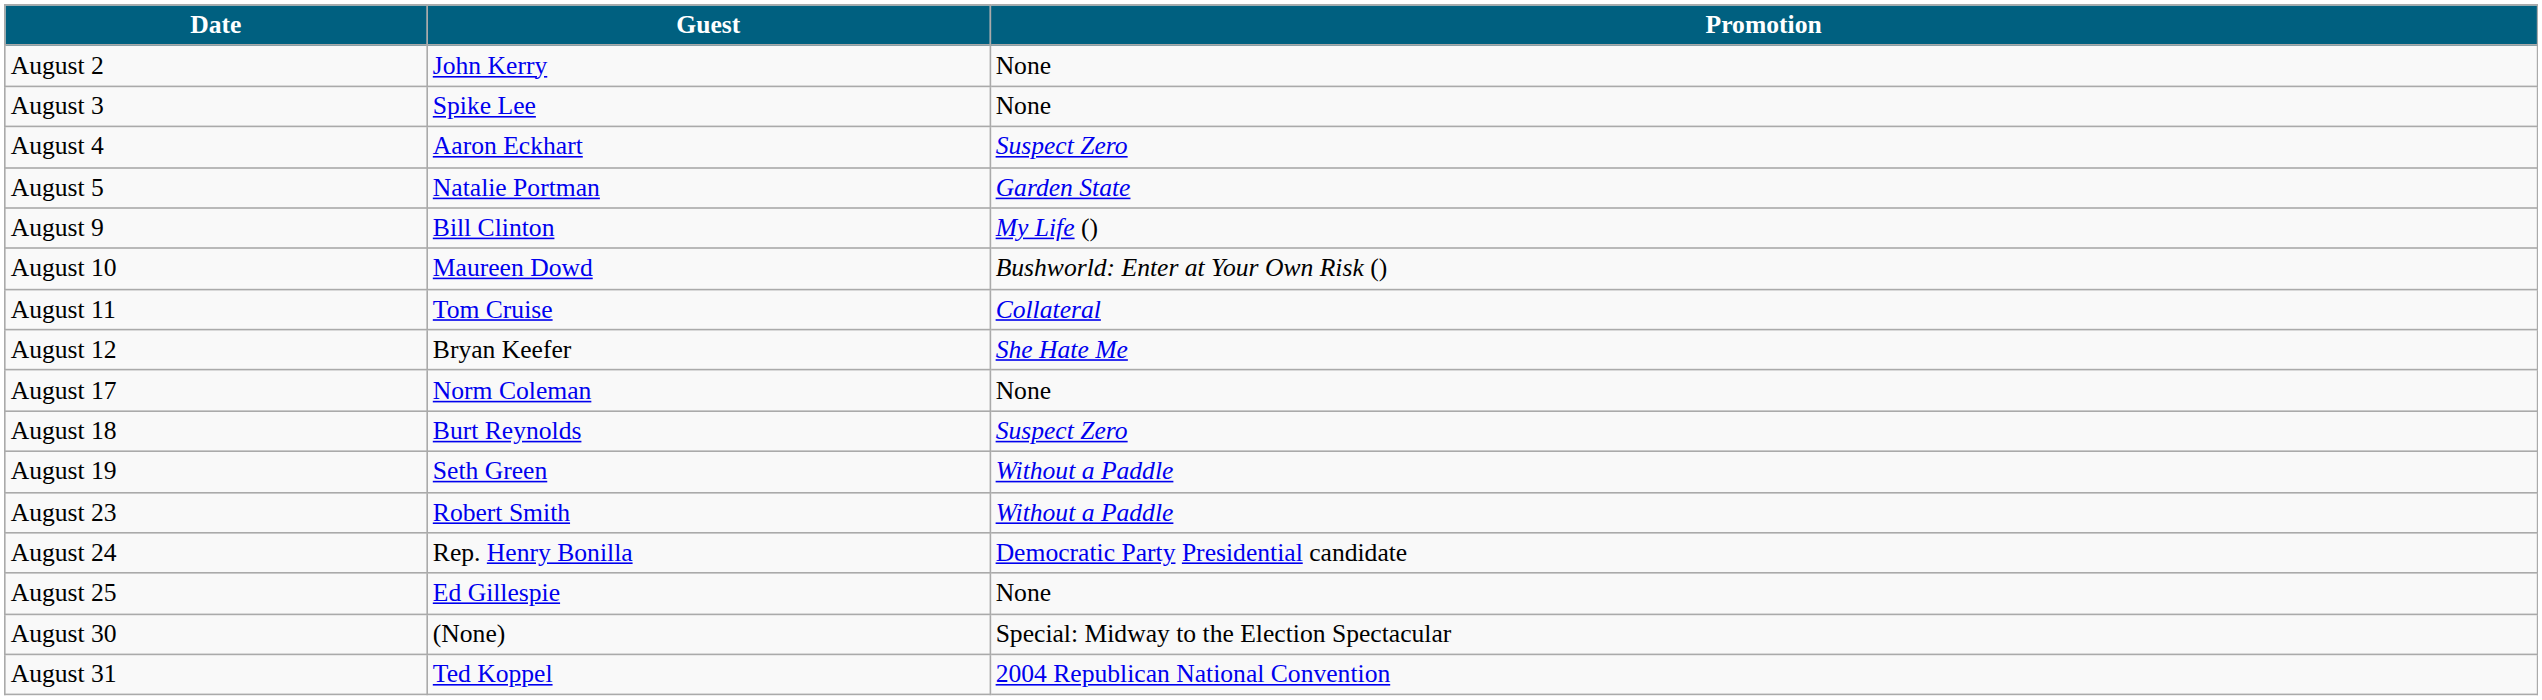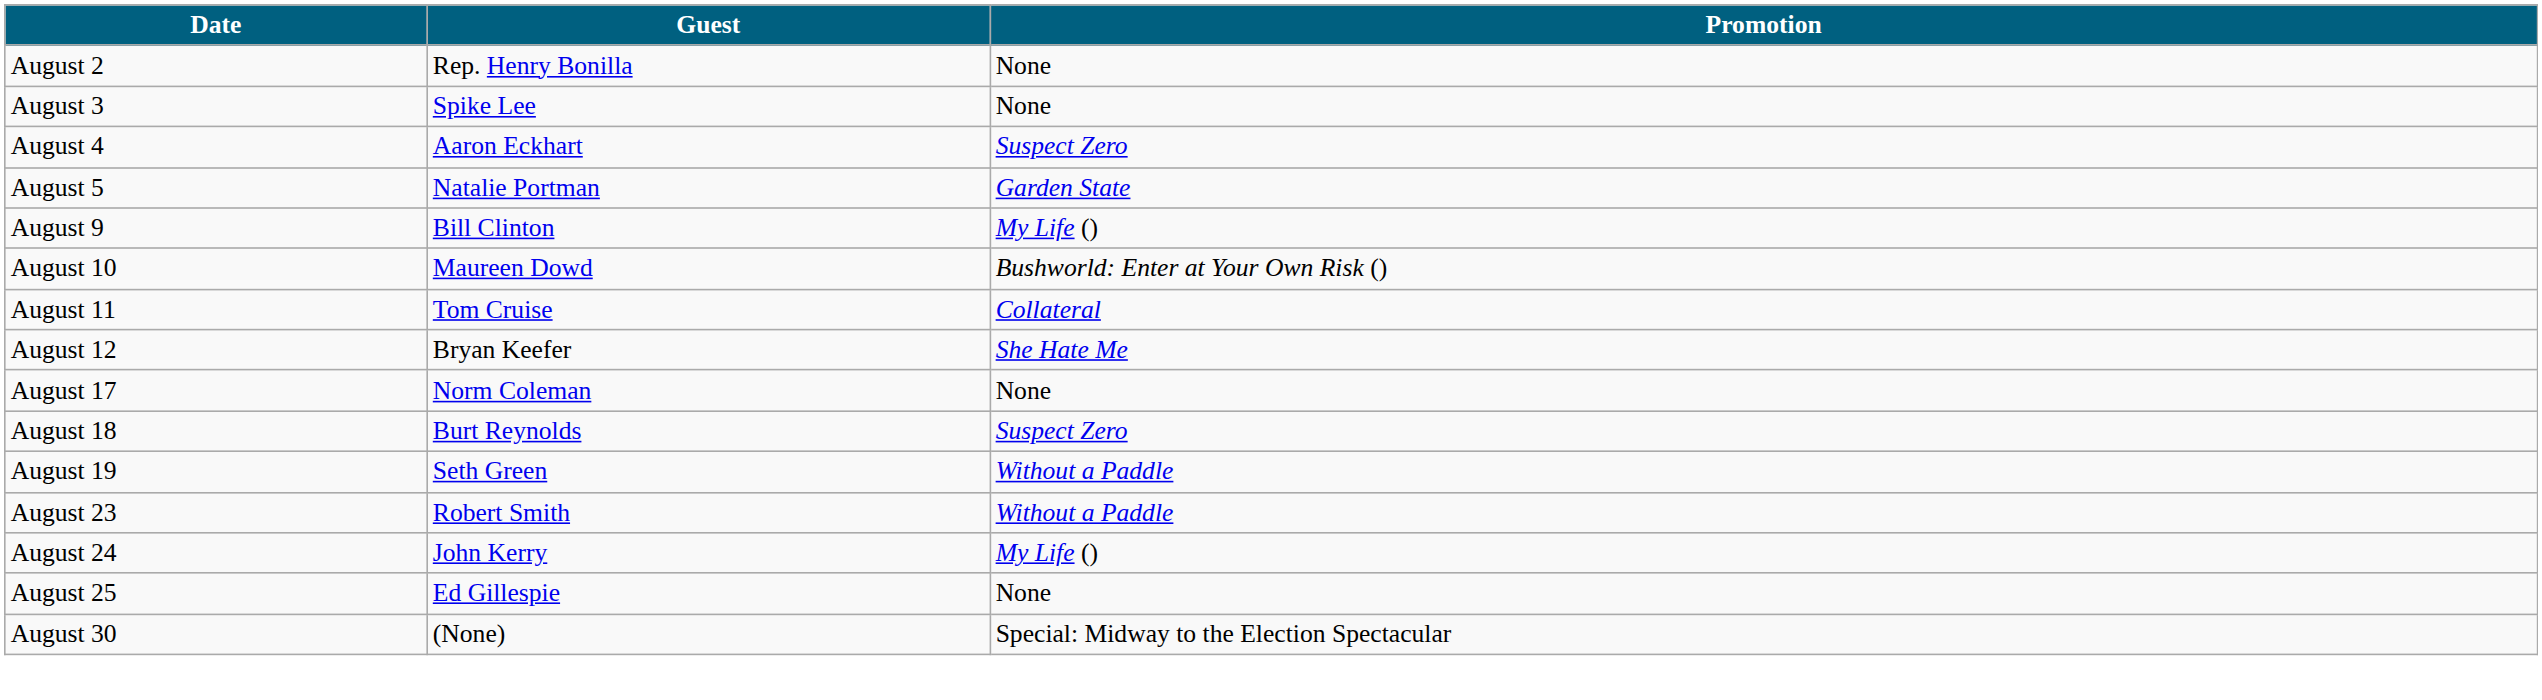(490, 65) John Kerry -> (533, 65) Rep. Henry Bonilla
(533, 552) Rep. Henry Bonilla -> (490, 552) John Kerry
(1201, 552) Democratic Party Presidential candidate -> (1047, 552) My Life ()
- row: (64, 674)
